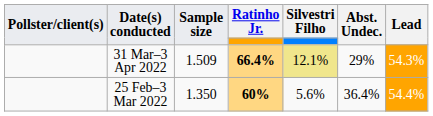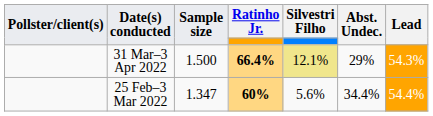(201, 61) 1.509 -> (201, 61) 1.500
(201, 95) 1.350 -> (201, 95) 1.347
(362, 95) 36.4% -> (362, 95) 34.4%
